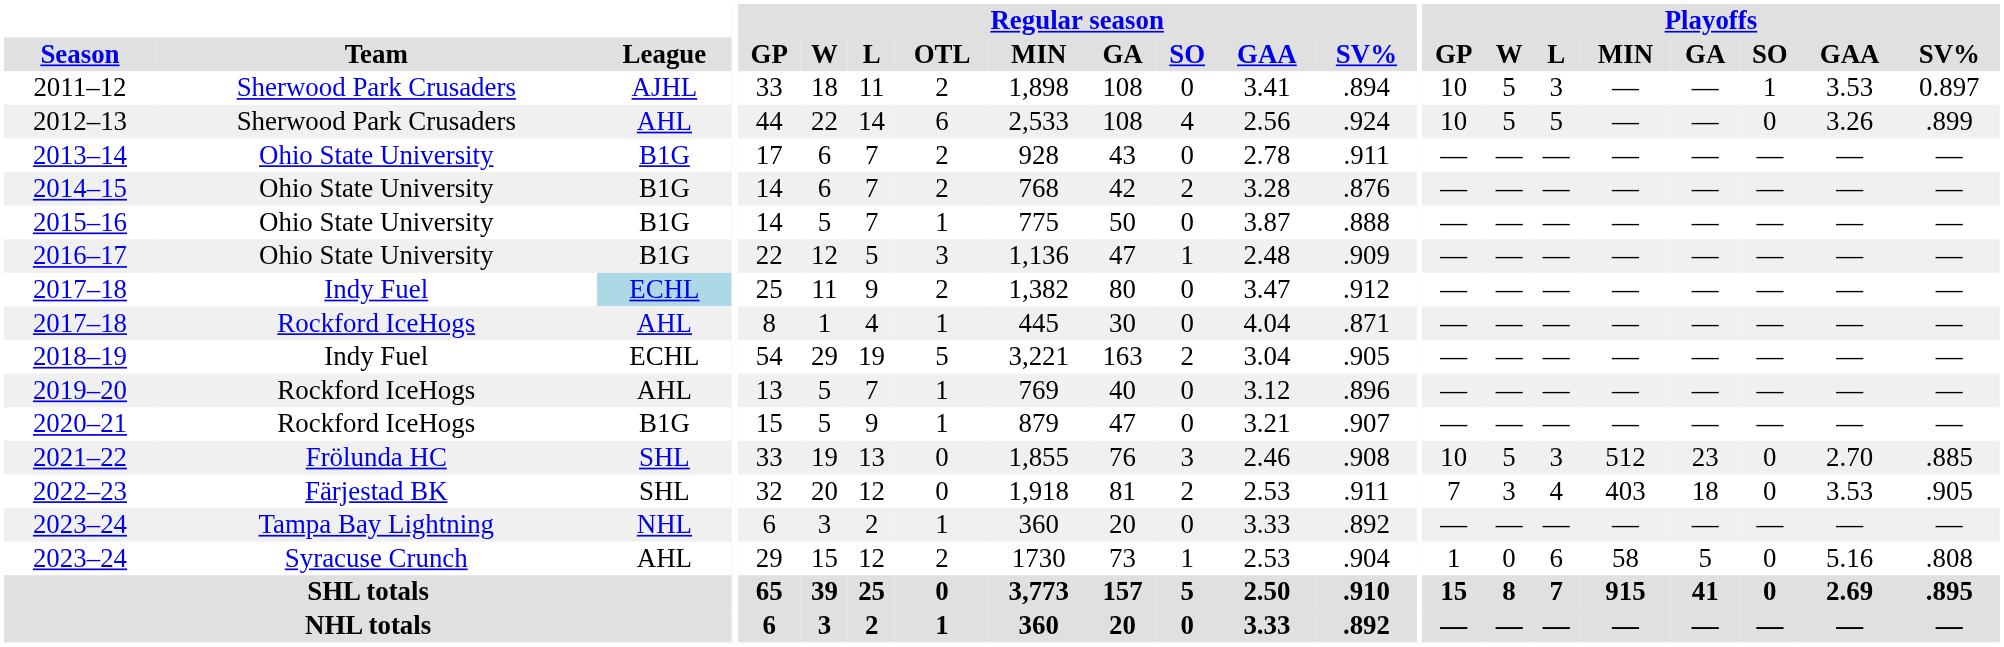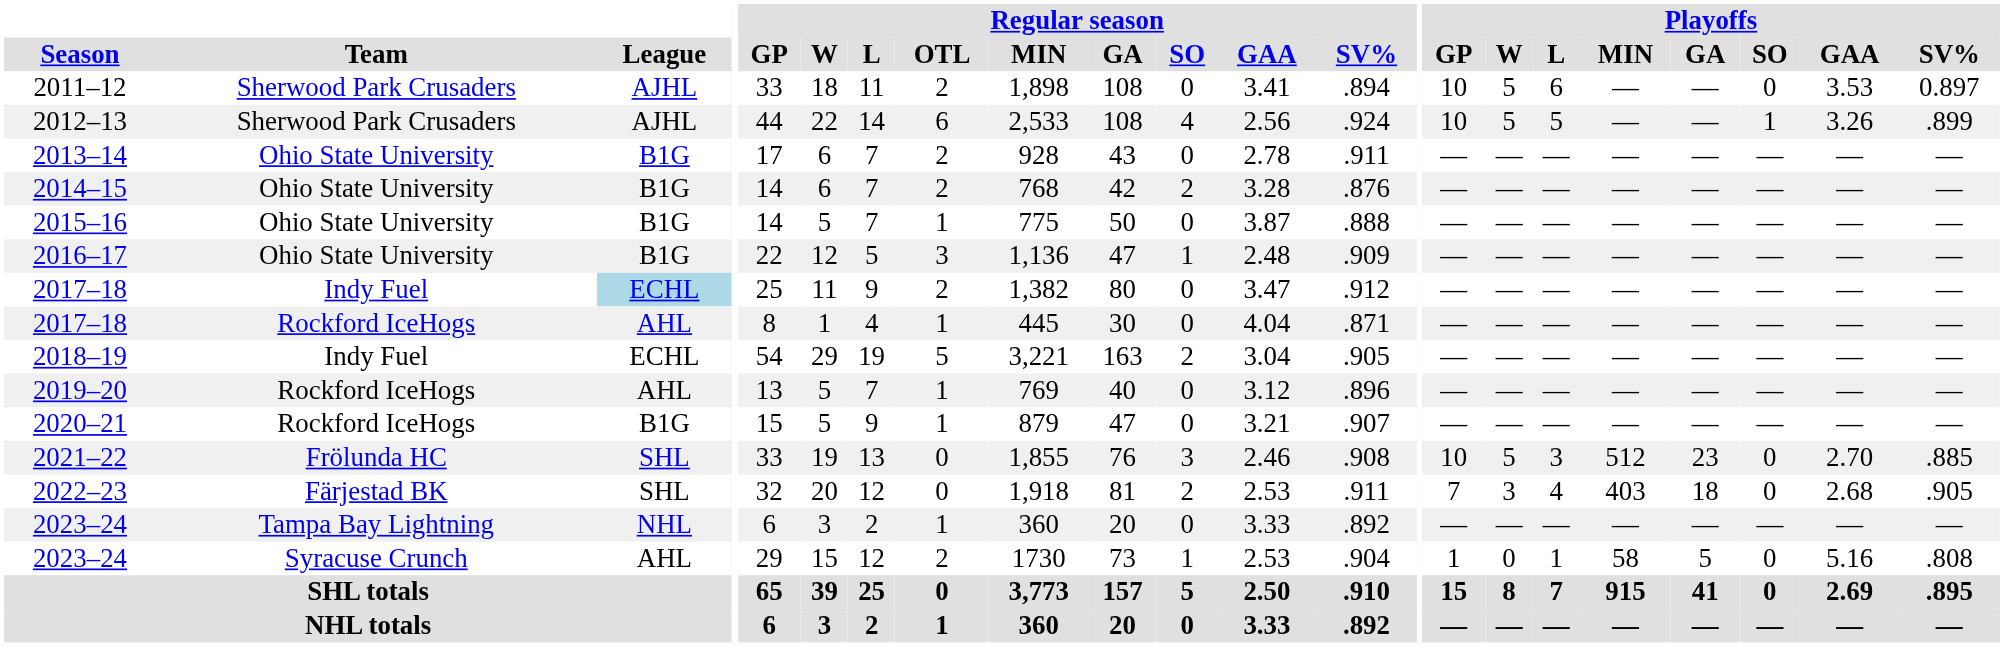(1556, 87) 3 -> (1556, 87) 6
(1770, 87) 1 -> (1770, 87) 0
(664, 121) AHL -> (664, 121) AJHL
(1770, 121) 0 -> (1770, 121) 1
(1850, 490) 3.53 -> (1850, 490) 2.68
(1556, 558) 6 -> (1556, 558) 1
